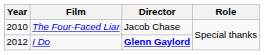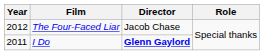(17, 27) 2010 -> (17, 27) 2012
(17, 42) 2012 -> (17, 42) 2011
